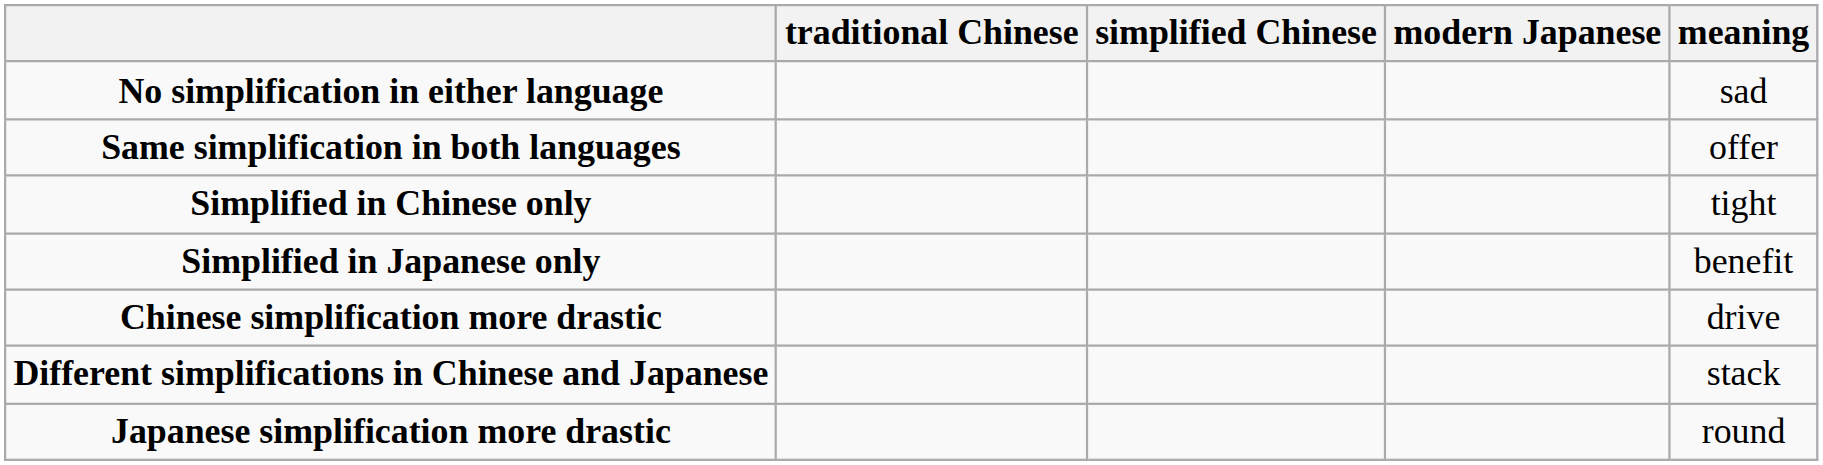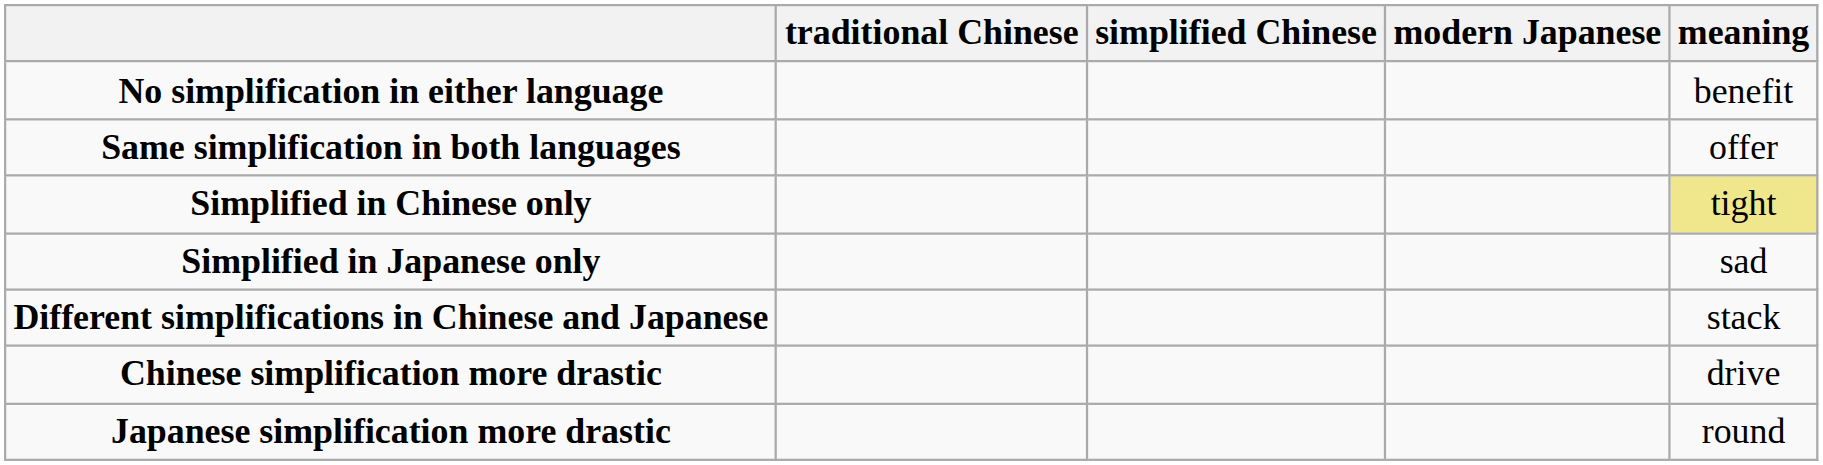(1744, 89) sad -> (1744, 89) benefit
(1744, 203) no background -> (1744, 203) khaki background
(1744, 260) benefit -> (1744, 260) sad
rows swapped: (391, 373) <-> (391, 317)
